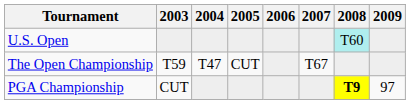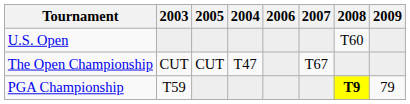columns swapped: (210, 16) <-> (245, 16)
(352, 40) paleturquoise background -> (352, 40) no background
(174, 64) T59 -> (174, 64) CUT
(174, 88) CUT -> (174, 88) T59
(387, 88) 97 -> (387, 88) 79
